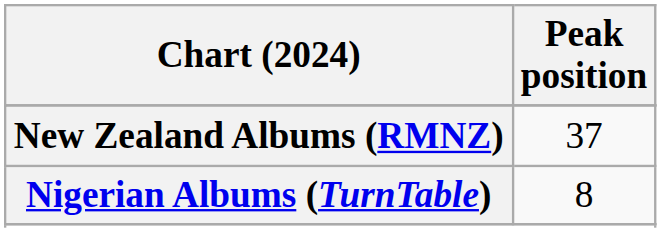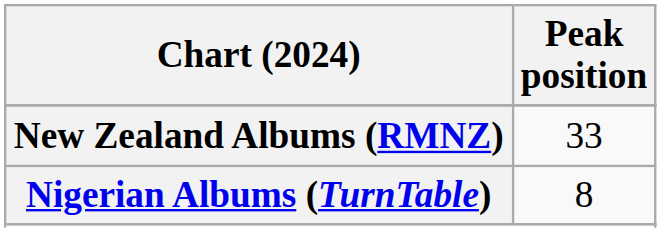(584, 135) 37 -> (584, 135) 33
